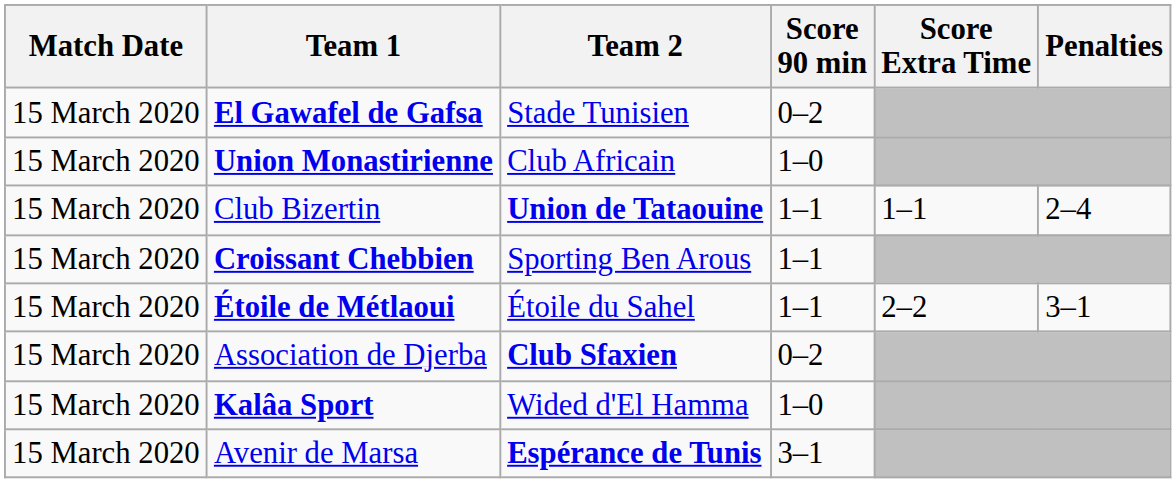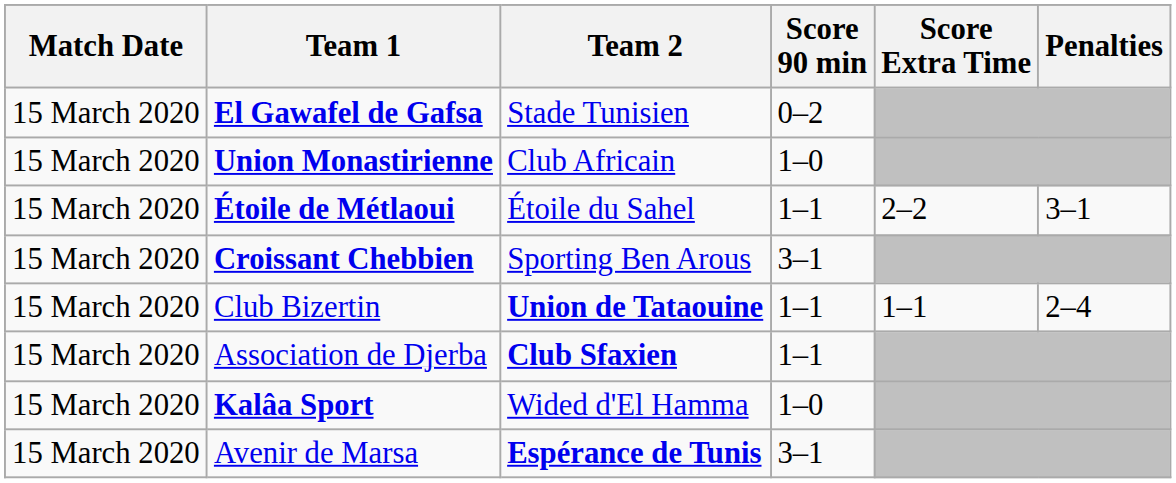rows swapped: (297, 209) <-> (334, 307)
(800, 258) 1–1 -> (800, 258) 3–1
(800, 355) 0–2 -> (800, 355) 1–1
